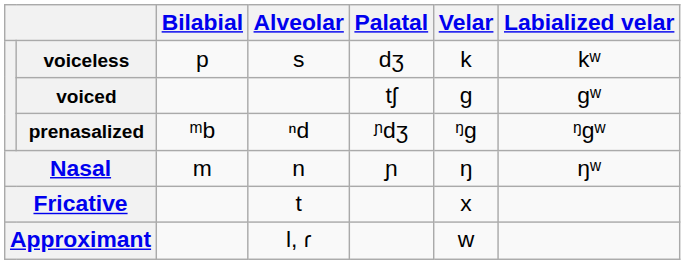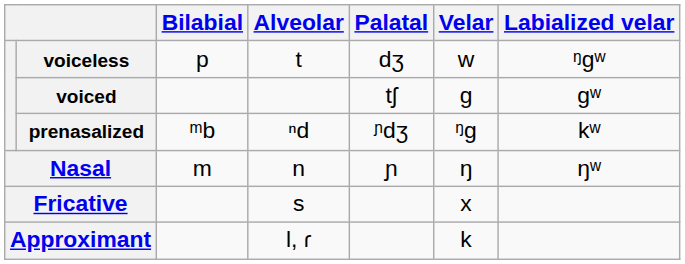(299, 58) s -> (299, 58) t
(466, 58) k -> (466, 58) w
(589, 58) kʷ -> (589, 58) ᵑgʷ
(589, 131) ᵑgʷ -> (589, 131) kʷ
(299, 204) t -> (299, 204) s
(466, 240) w -> (466, 240) k
